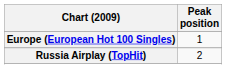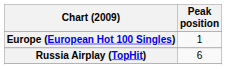(199, 55) 2 -> (199, 55) 6
